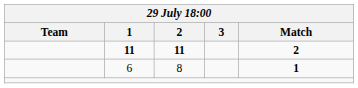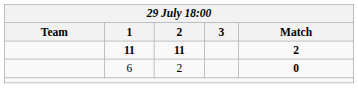(179, 68) 8 -> (179, 68) 2
(296, 68) 1 -> (296, 68) 0
